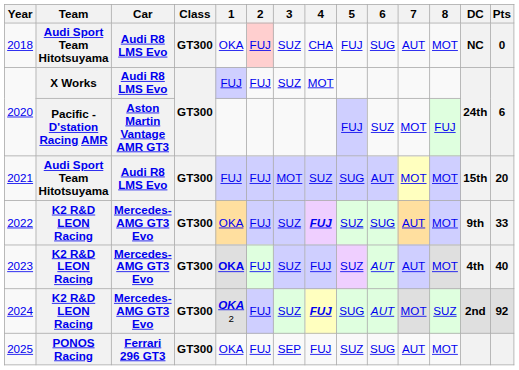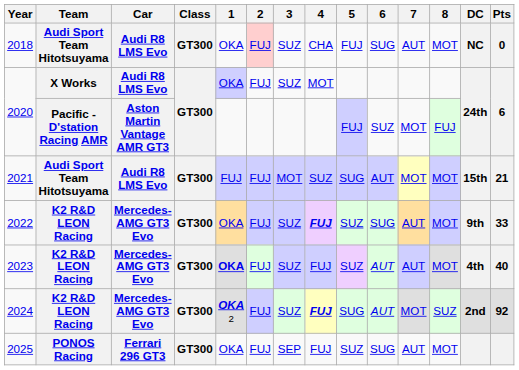(231, 83) FUJ -> (231, 83) OKA
(502, 178) 20 -> (502, 178) 21
